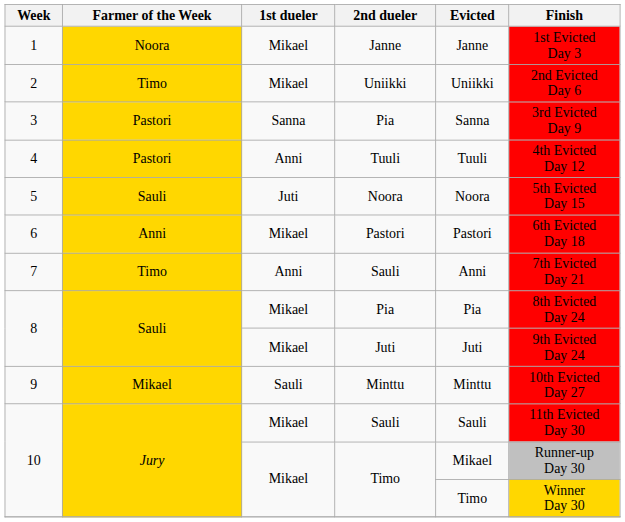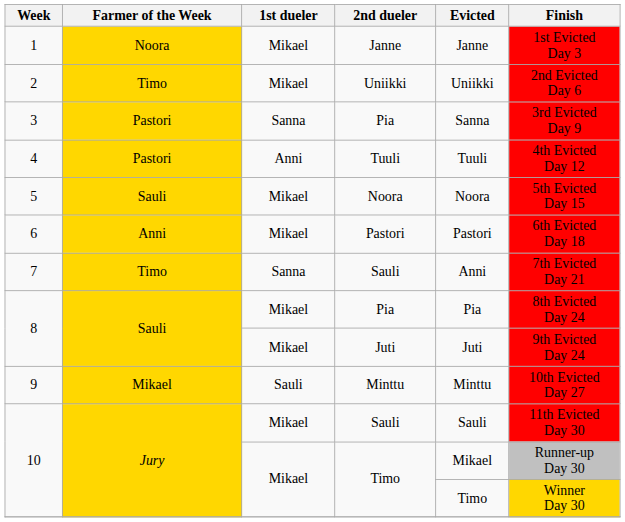(288, 196) Juti -> (288, 196) Mikael
(288, 271) Anni -> (288, 271) Sanna
